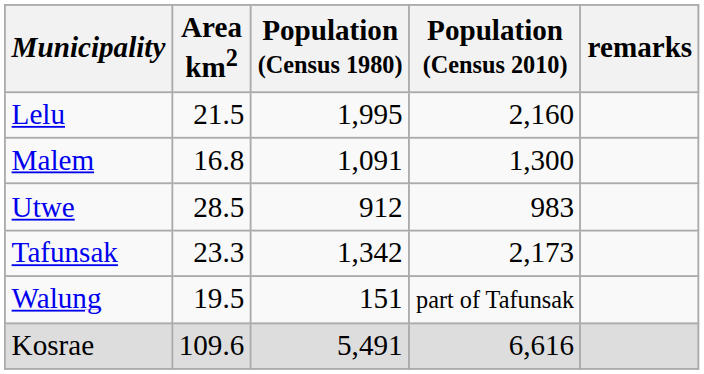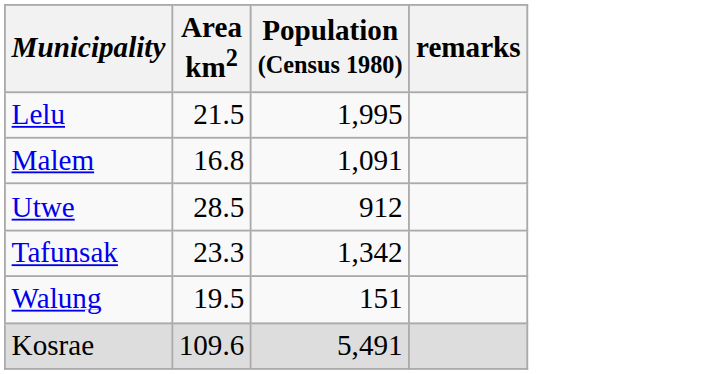- column: (495, 47)
